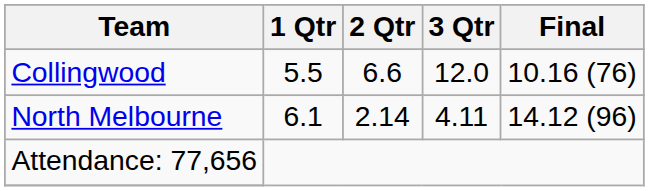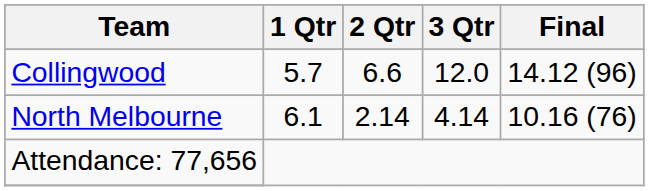(303, 71) 5.5 -> (303, 71) 5.7
(572, 71) 10.16 (76) -> (572, 71) 14.12 (96)
(461, 116) 4.11 -> (461, 116) 4.14
(572, 116) 14.12 (96) -> (572, 116) 10.16 (76)
